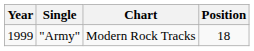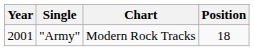(20, 35) 1999 -> (20, 35) 2001
